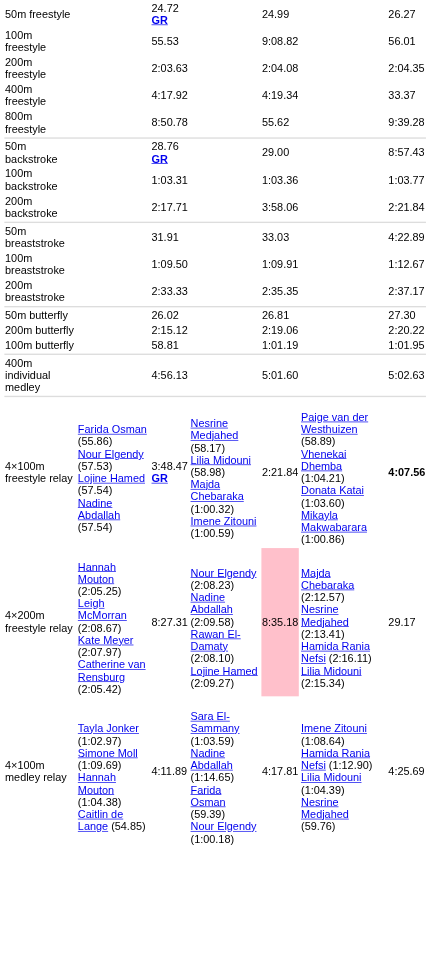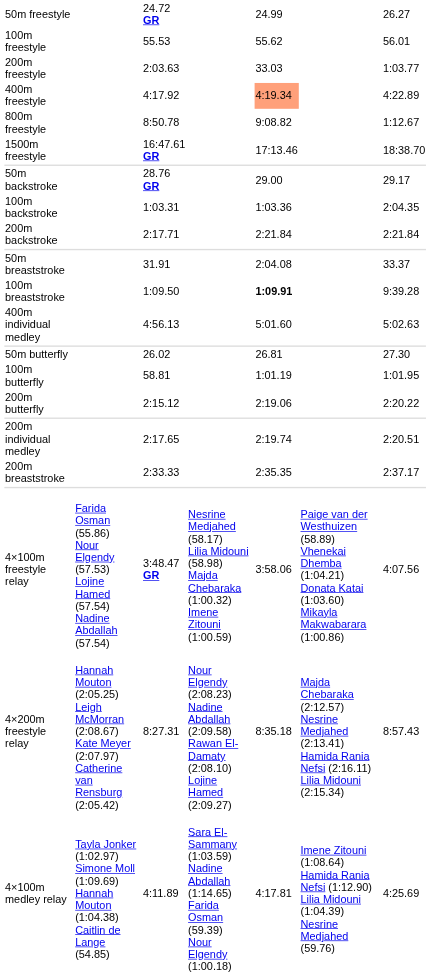(280, 41) 9:08.82 -> (269, 41) 55.62
(280, 68) 2:04.08 -> (269, 68) 33.03
(407, 68) 2:04.35 -> (401, 68) 1:03.77
(280, 96) no background -> (274, 96) lightsalmon background
(402, 96) 33.37 -> (401, 96) 4:22.89
(276, 123) 55.62 -> (274, 123) 9:08.82
(407, 123) 9:39.28 -> (401, 123) 1:12.67
+ row: (26, 150)
(407, 153) 8:57.43 -> (397, 180) 29.17
(407, 180) 1:03.77 -> (401, 207) 2:04.35
(280, 207) 3:58.06 -> (274, 234) 2:21.84
(276, 237) 33.03 -> (274, 264) 2:04.08
(407, 237) 4:22.89 -> (397, 264) 33.37
(280, 264) normal -> (274, 291) bold
(407, 264) 1:12.67 -> (401, 291) 9:39.28
rows swapped: (35, 291) <-> (28, 375)
rows swapped: (40, 345) <-> (40, 330)
+ row: (28, 439)
(280, 472) 2:21.84 -> (274, 570) 3:58.06
(407, 472) bold -> (401, 570) normal
(280, 622) pink background -> (274, 731) no background
(402, 622) 29.17 -> (401, 731) 8:57.43
